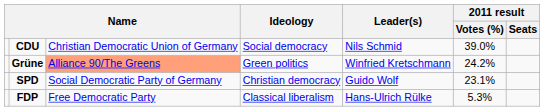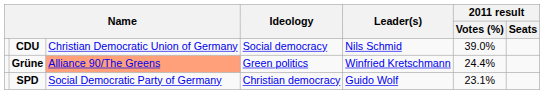(480, 64) 24.2% -> (480, 64) 24.4%
- row: (28, 98)
